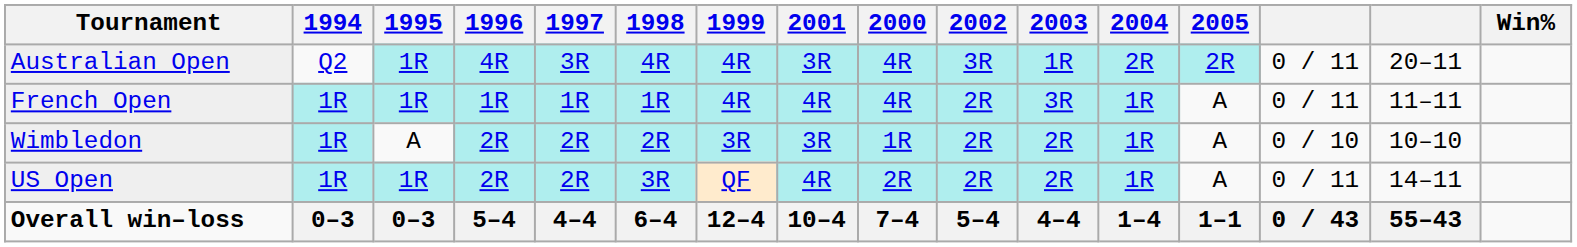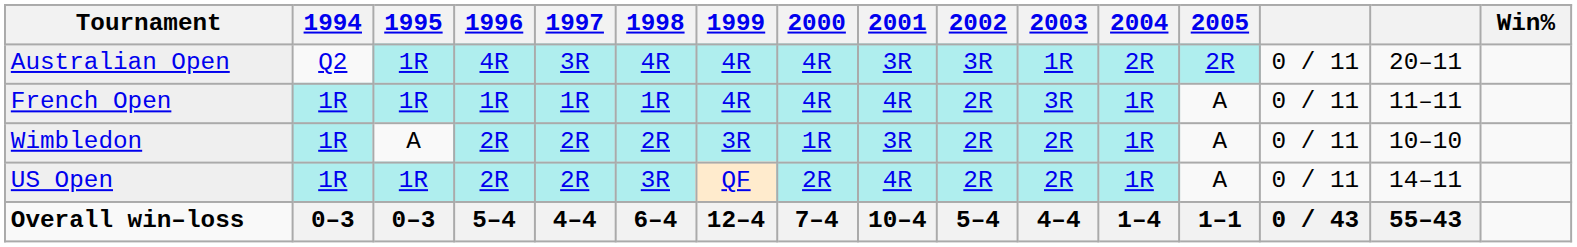columns swapped: (897, 25) <-> (817, 25)
(1315, 143) 0 / 10 -> (1315, 143) 0 / 11
